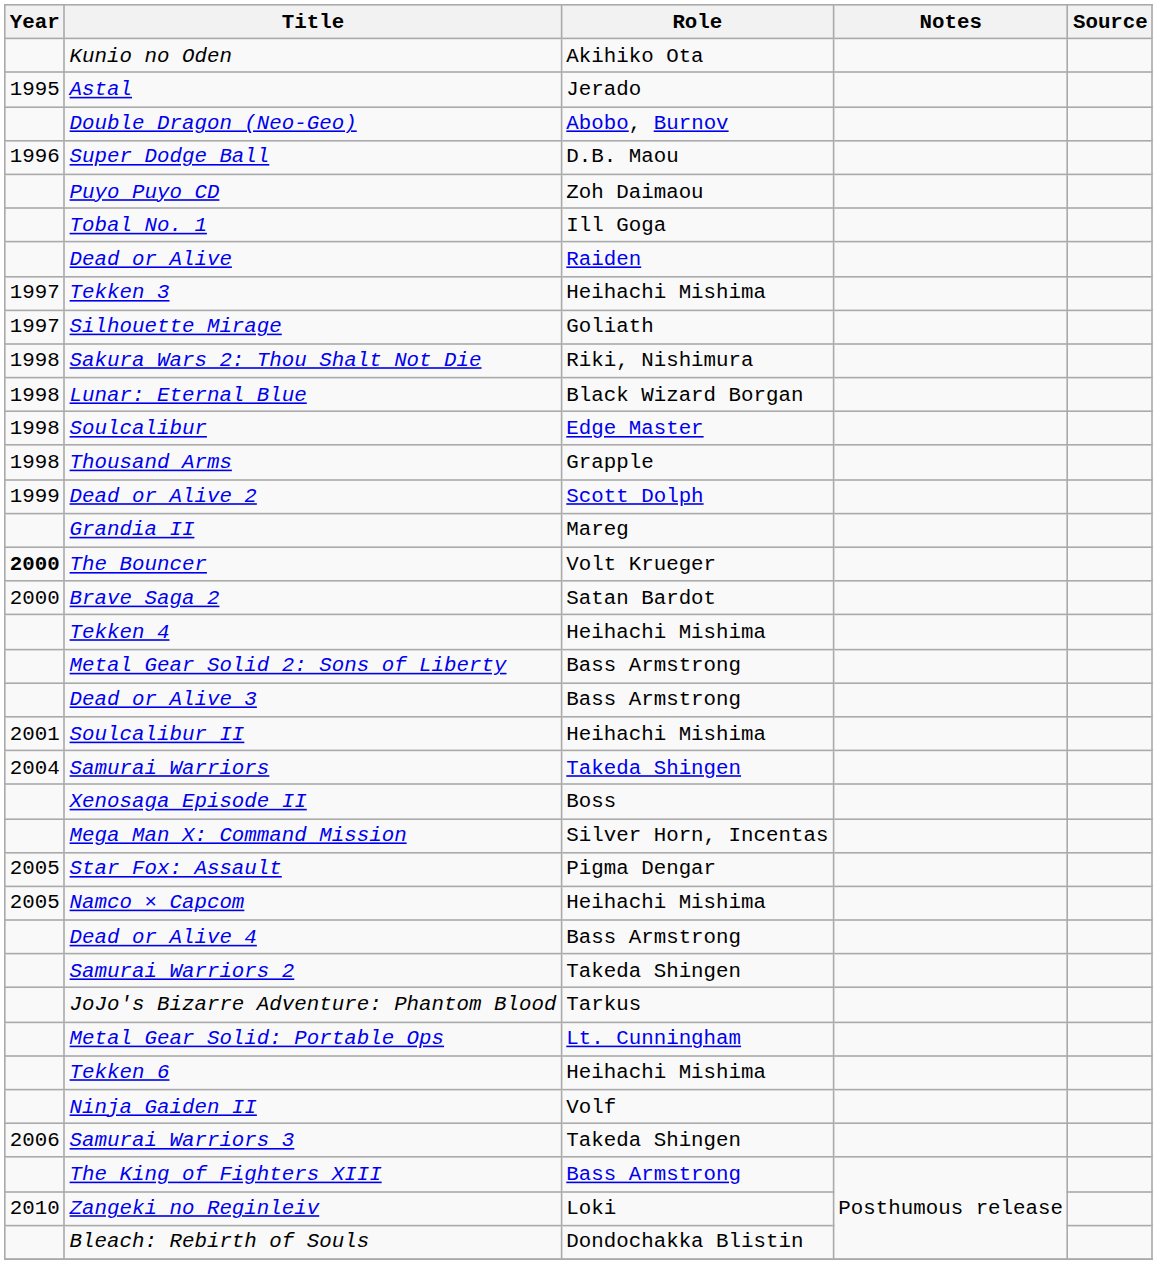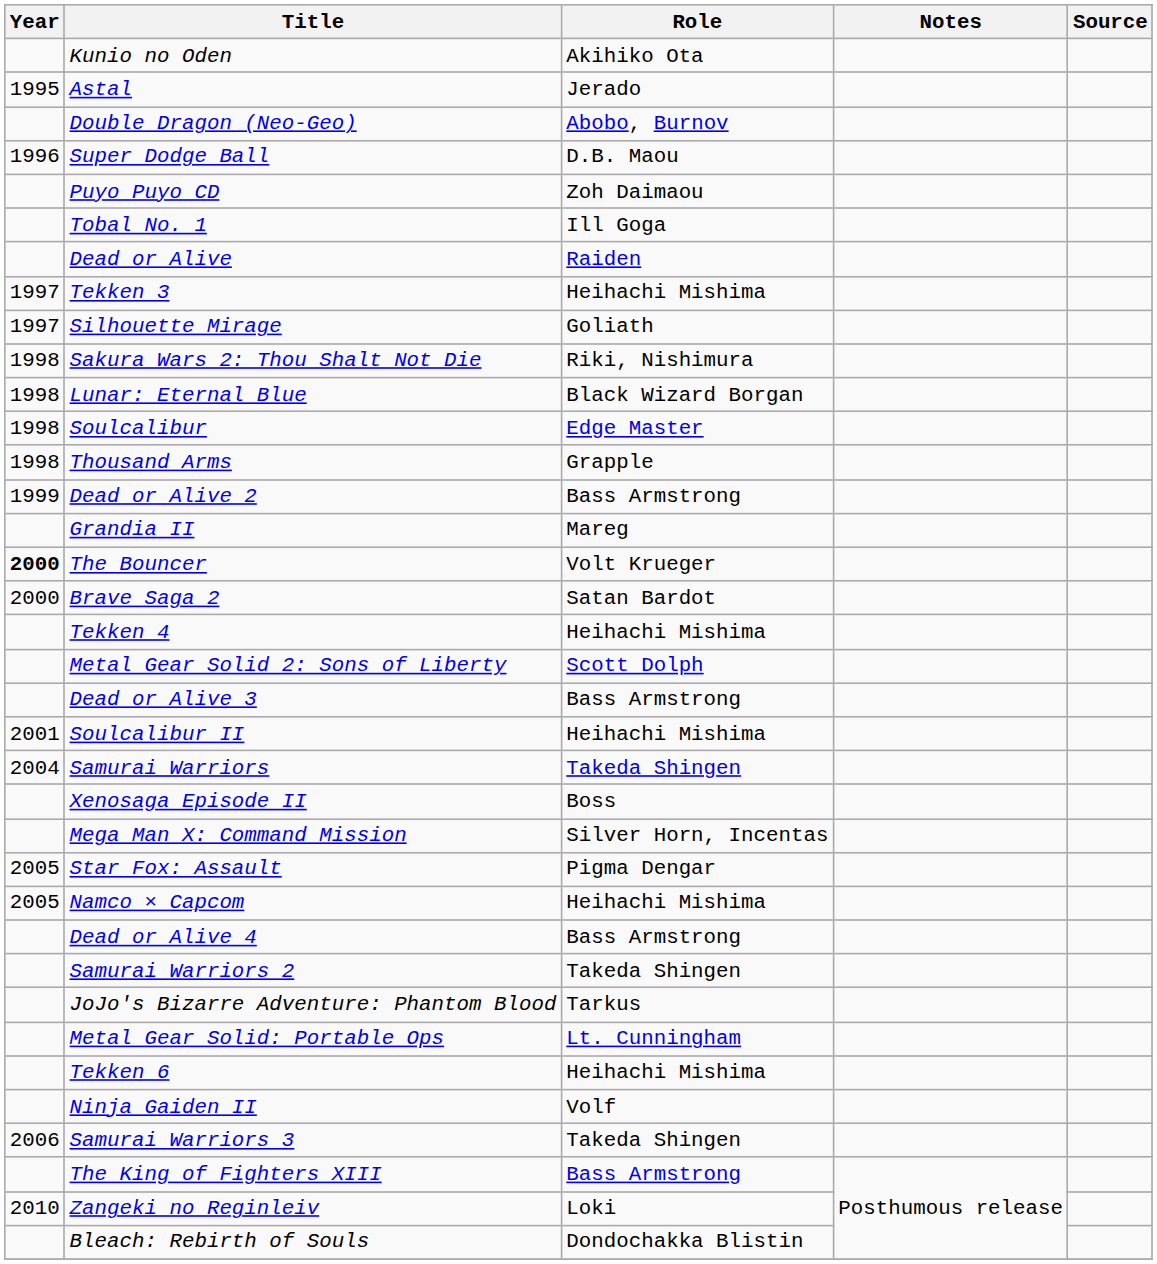(635, 496) Scott Dolph -> (654, 496) Bass Armstrong
(654, 666) Bass Armstrong -> (635, 666) Scott Dolph
